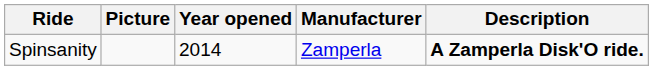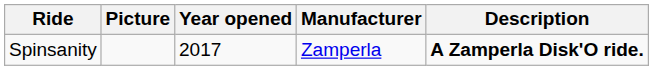(200, 49) 2014 -> (200, 49) 2017
